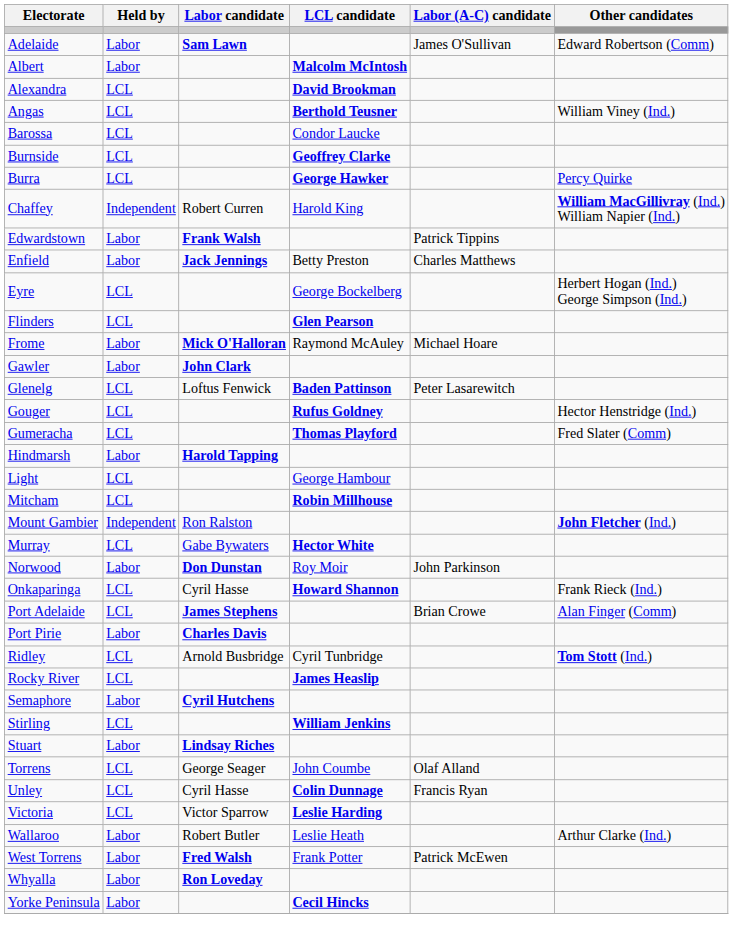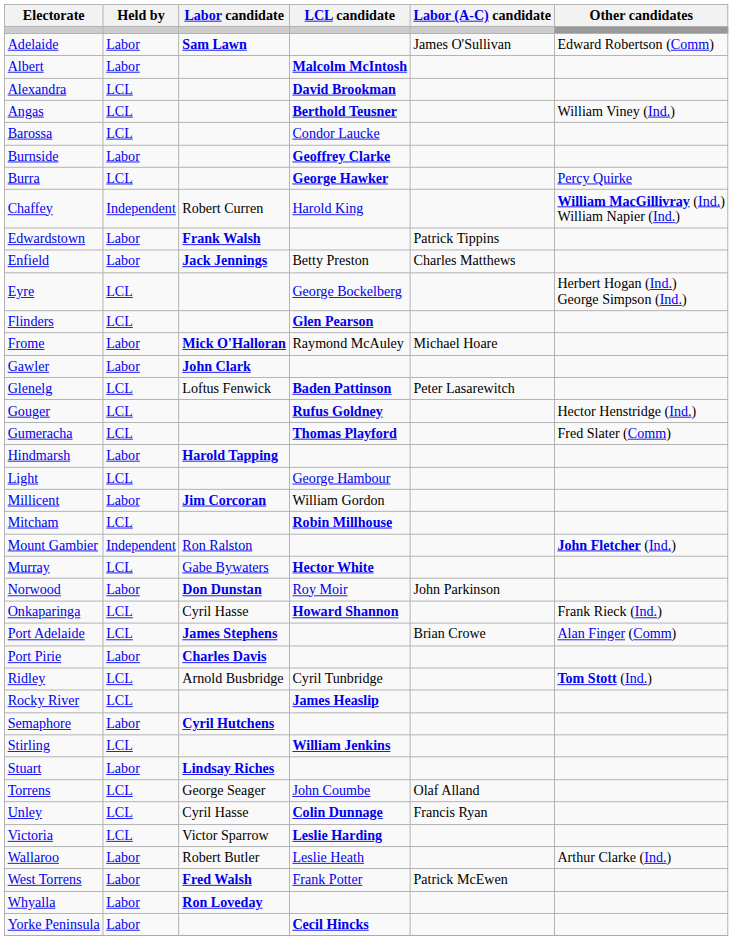(120, 156) LCL -> (123, 156) Labor
+ row: (33, 500)
